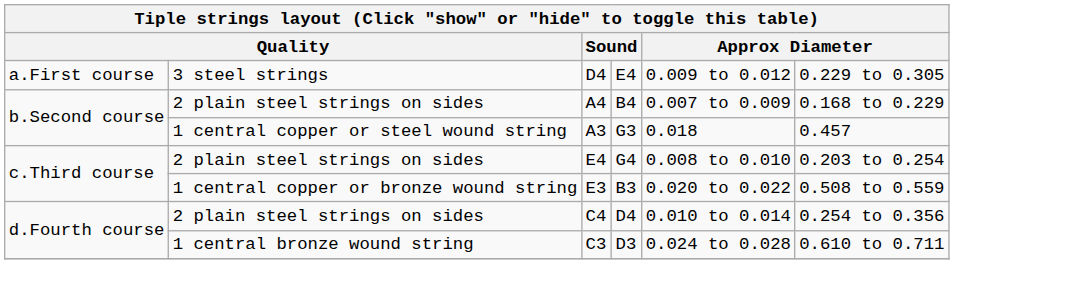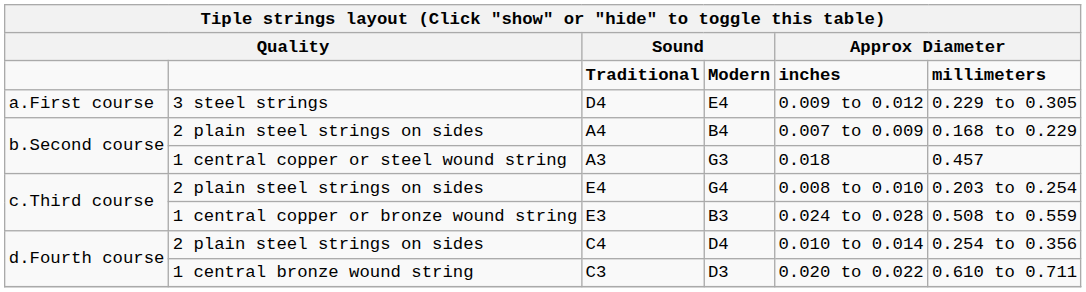+ row: (643, 75)
(718, 188) 0.020 to 0.022 -> (851, 216) 0.024 to 0.028
(718, 244) 0.024 to 0.028 -> (851, 272) 0.020 to 0.022
